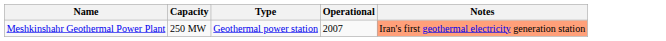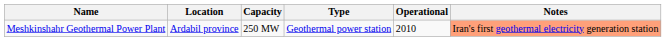+ column: (204, 12)
(333, 28) 2007 -> (406, 28) 2010
